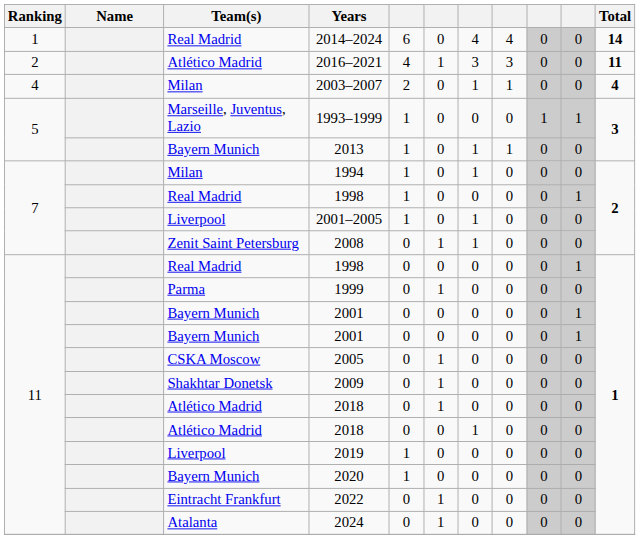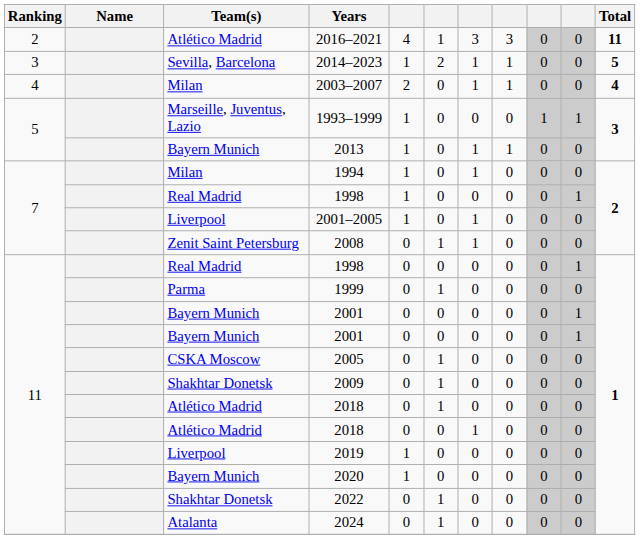- row: (35, 39)
+ row: (35, 62)
(224, 499) Eintracht Frankfurt -> (220, 499) Shakhtar Donetsk
